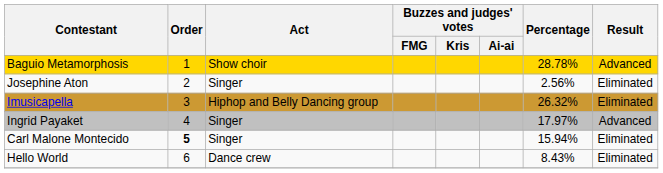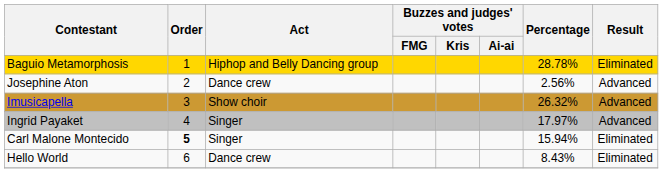(237, 64) Show choir -> (293, 64) Hiphop and Belly Dancing group
(625, 64) Advanced -> (625, 64) Eliminated
(225, 83) Singer -> (239, 83) Dance crew
(625, 83) Eliminated -> (625, 83) Advanced
(293, 102) Hiphop and Belly Dancing group -> (237, 102) Show choir
(625, 102) Eliminated -> (625, 102) Advanced
